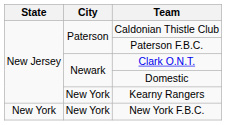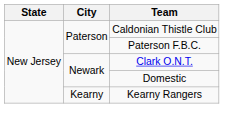(88, 95) New York -> (87, 95) Kearny
- row: (167, 111)
